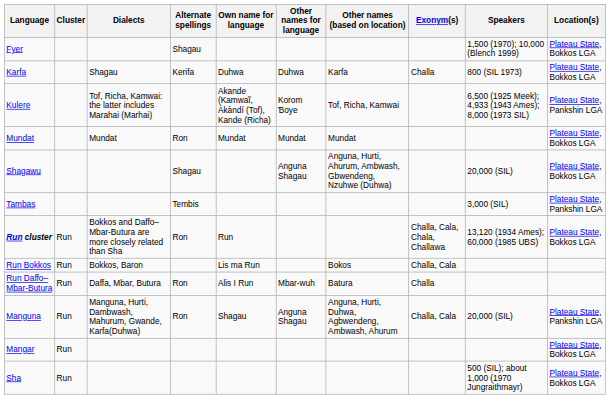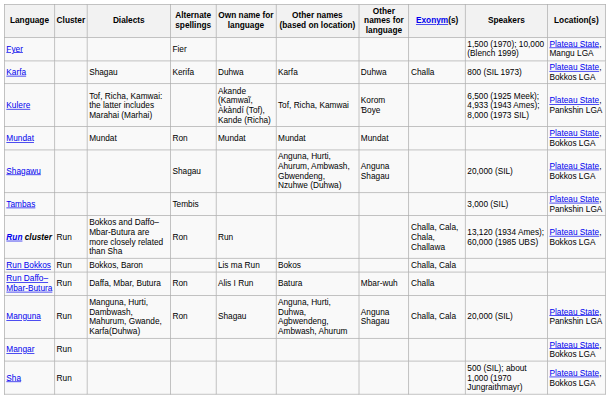columns swapped: (368, 21) <-> (301, 21)
(187, 49) Shagau -> (180, 49) Fier
(575, 49) Plateau State, Bokkos LGA -> (575, 49) Plateau State, Mangu LGA
